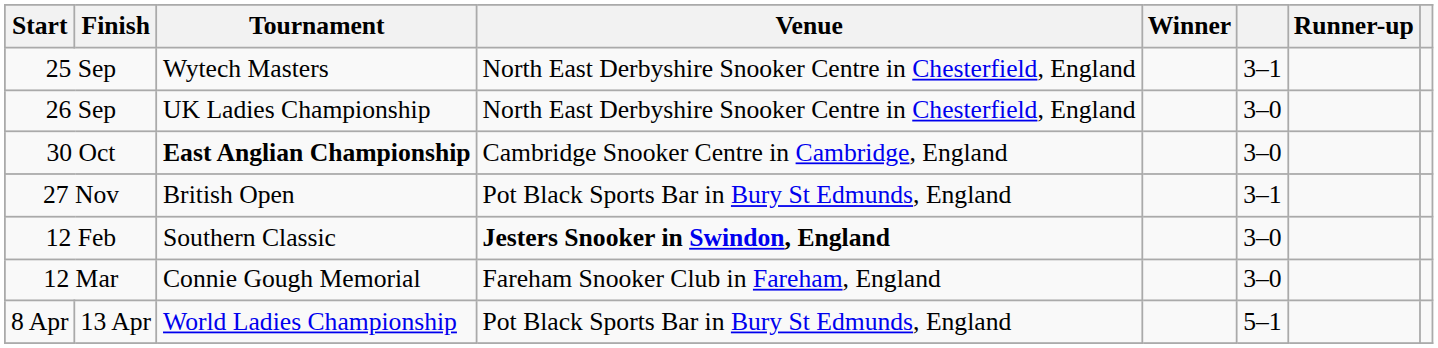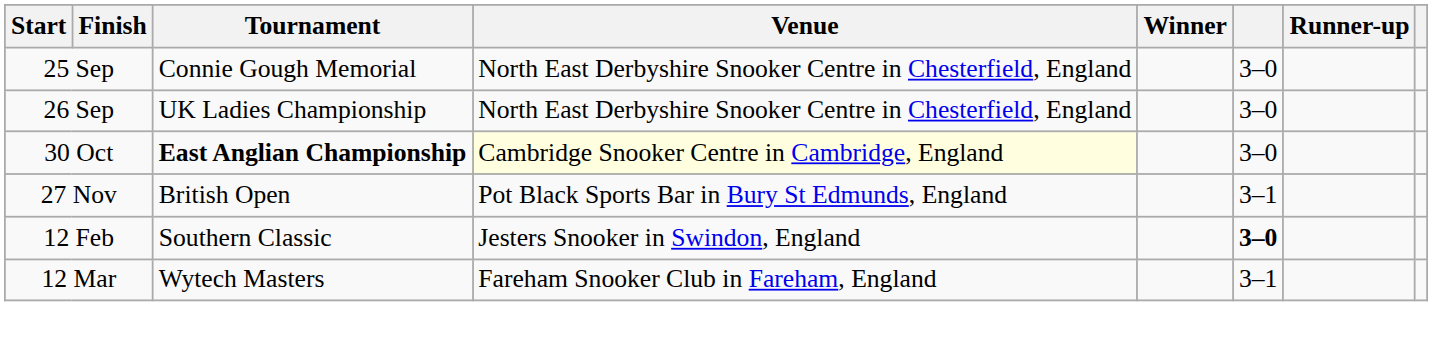(246, 68) Wytech Masters -> (288, 68) Connie Gough Memorial
(1262, 68) 3–1 -> (1258, 68) 3–0
(745, 152) no background -> (741, 152) lightyellow background
(686, 237) bold -> (669, 237) normal
(1262, 237) normal -> (1258, 237) bold
(292, 279) Connie Gough Memorial -> (242, 279) Wytech Masters
(1262, 279) 3–0 -> (1258, 279) 3–1
- row: (40, 321)
